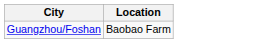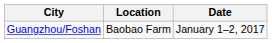+ column: (220, 13)
